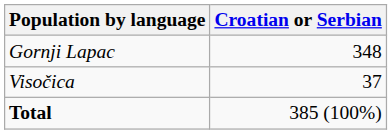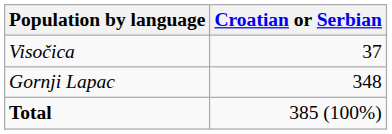rows swapped: (62, 50) <-> (42, 81)
